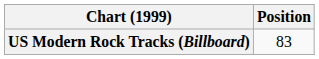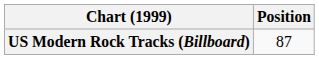(284, 41) 83 -> (284, 41) 87
